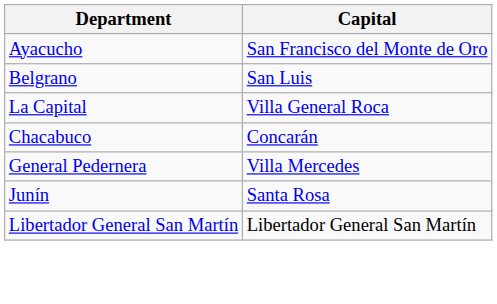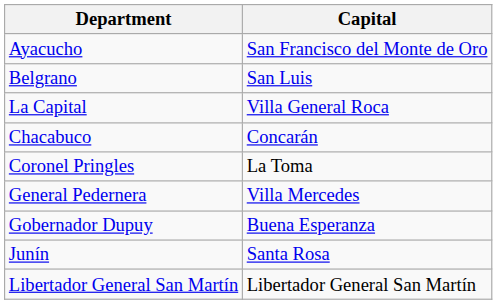+ row: (71, 166)
+ row: (81, 225)
